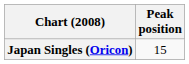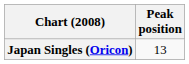(160, 49) 15 -> (160, 49) 13
